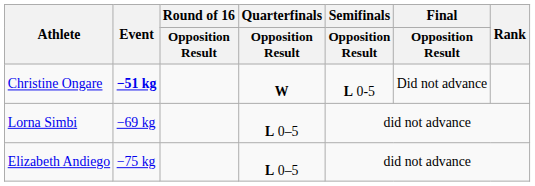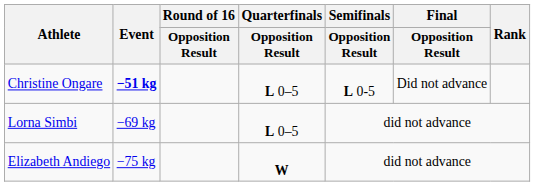(282, 92) W -> (282, 92) L 0–5
(282, 170) L 0–5 -> (282, 170) W
